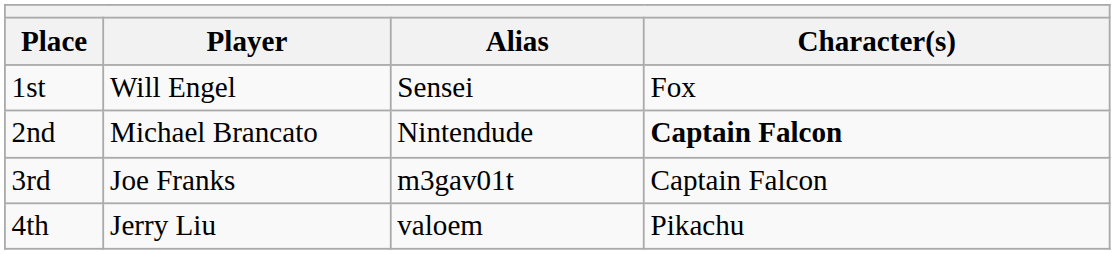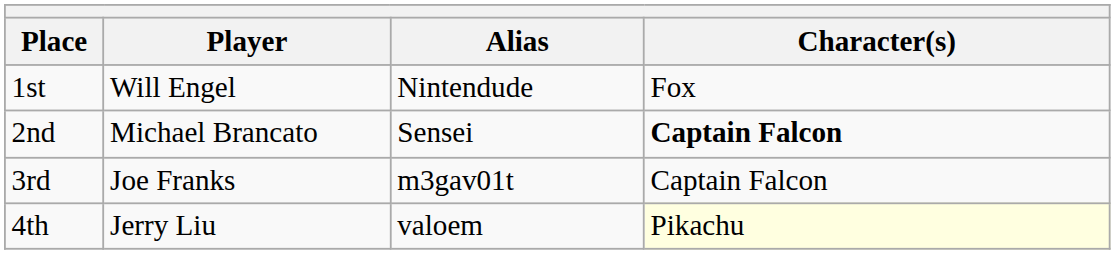(435, 87) Sensei -> (465, 87) Nintendude
(465, 133) Nintendude -> (435, 133) Sensei
(697, 225) no background -> (697, 225) lightyellow background
